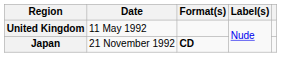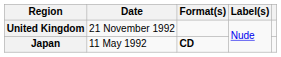(118, 28) 11 May 1992 -> (132, 28) 21 November 1992
(132, 44) 21 November 1992 -> (118, 44) 11 May 1992
